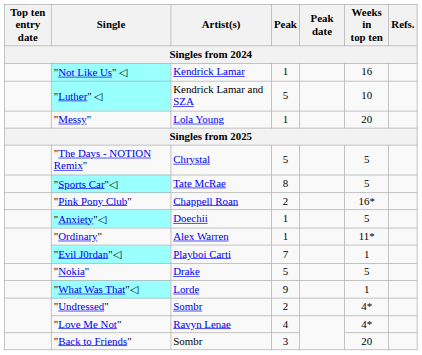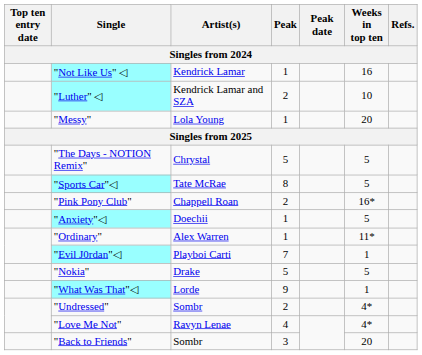(285, 96) 5 -> (285, 96) 2
